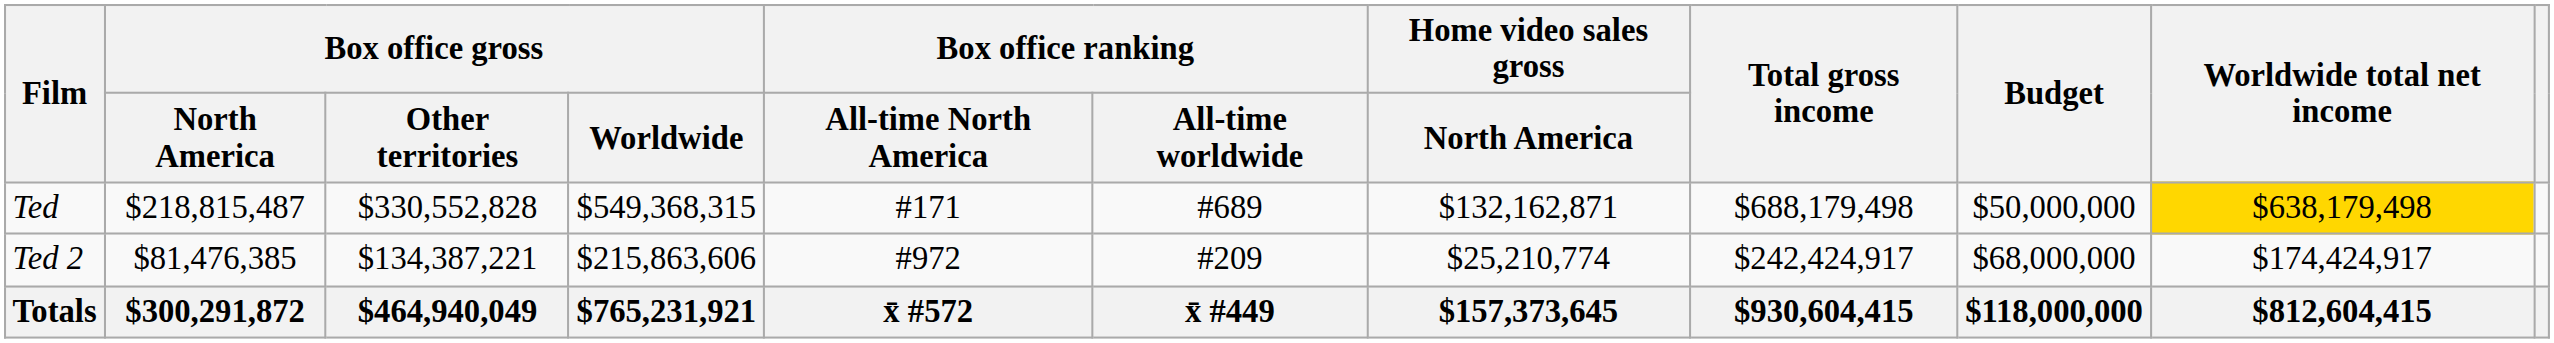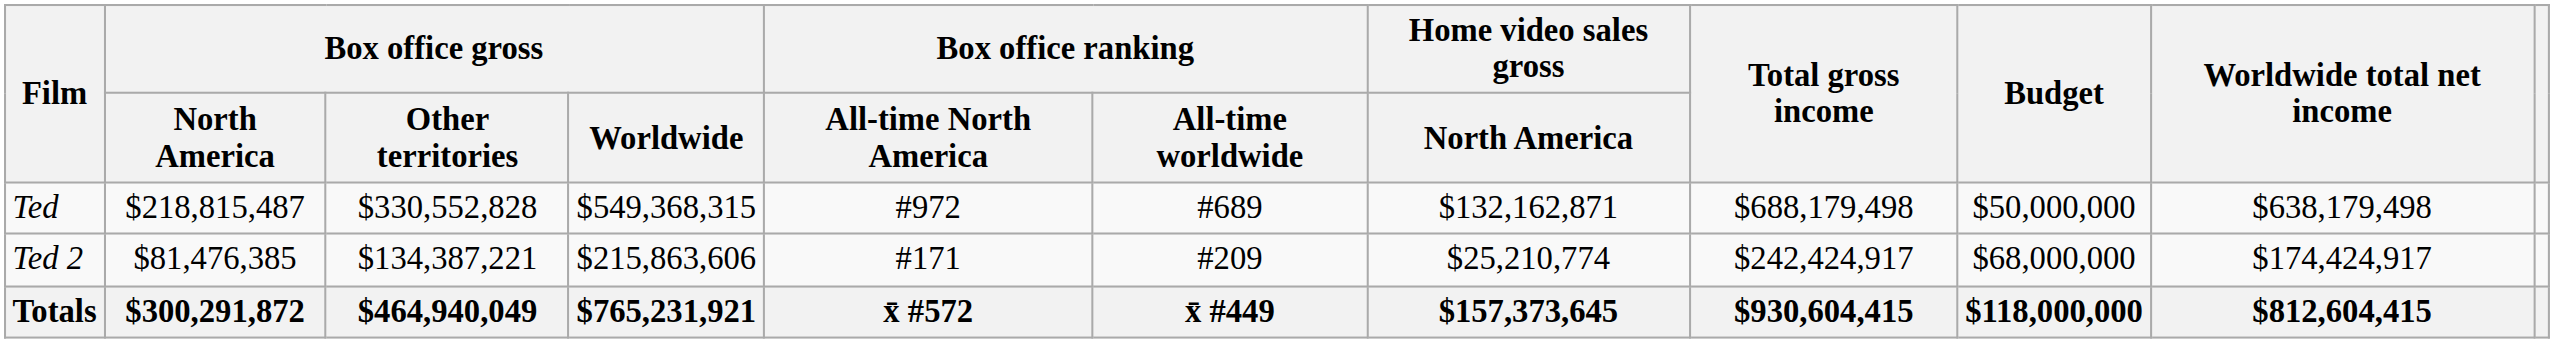(928, 207) #171 -> (928, 207) #972
(2342, 207) gold background -> (2342, 207) no background
(928, 259) #972 -> (928, 259) #171
